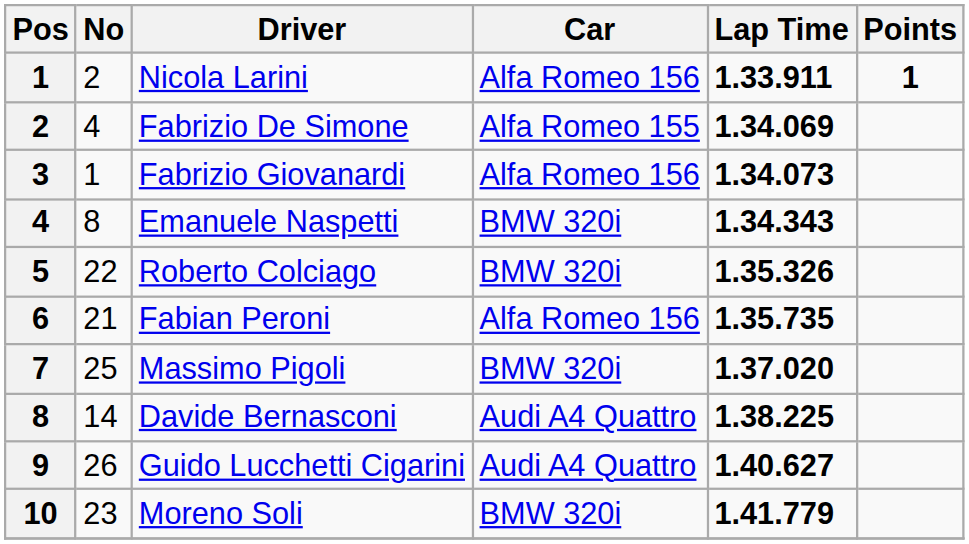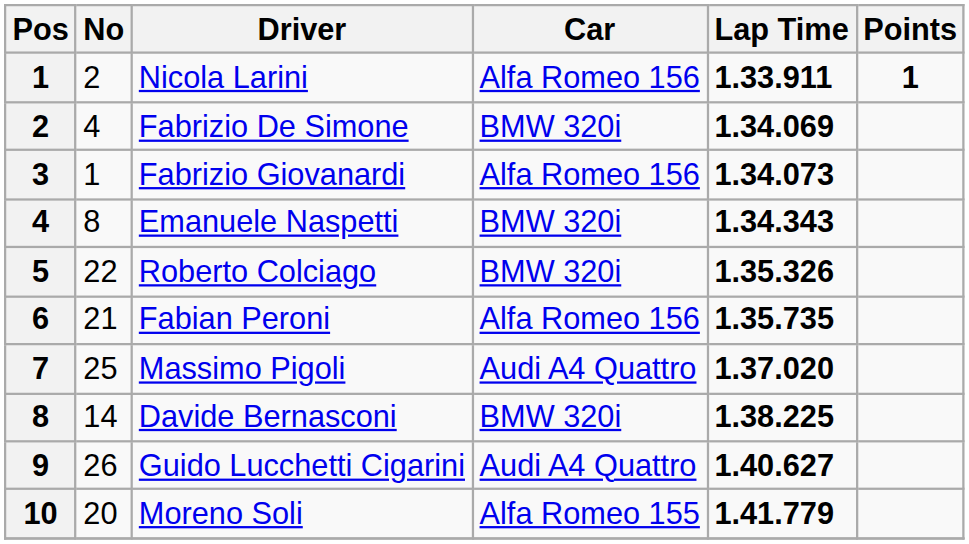(590, 126) Alfa Romeo 155 -> (550, 126) BMW 320i
(550, 368) BMW 320i -> (588, 368) Audi A4 Quattro
(588, 417) Audi A4 Quattro -> (550, 417) BMW 320i
(100, 513) 23 -> (100, 513) 20
(550, 513) BMW 320i -> (590, 513) Alfa Romeo 155
